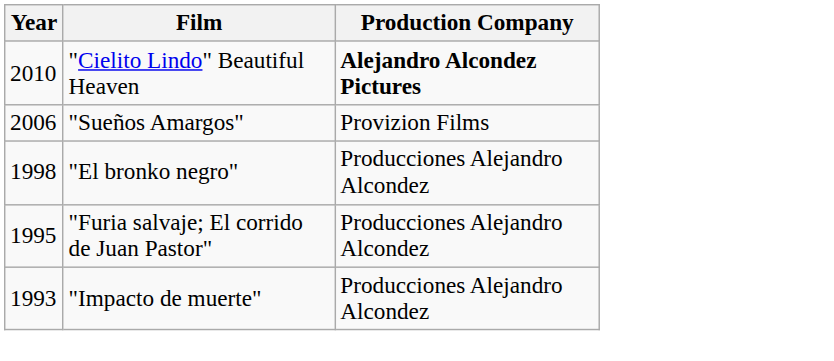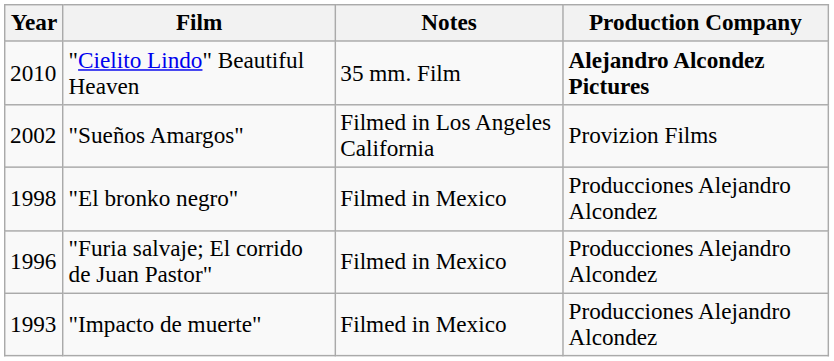+ column: (449, 22)
(33, 122) 2006 -> (33, 135) 2002
(33, 235) 1995 -> (33, 261) 1996
